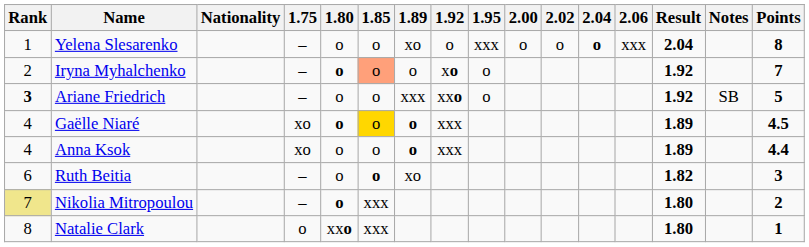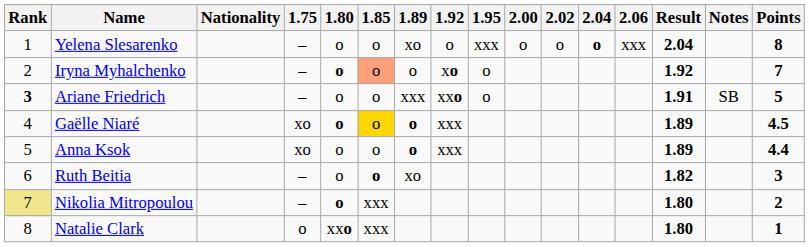(678, 96) 1.92 -> (678, 96) 1.91
(28, 149) 4 -> (28, 149) 5
